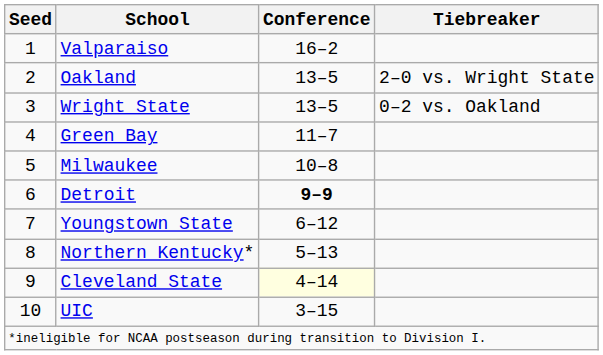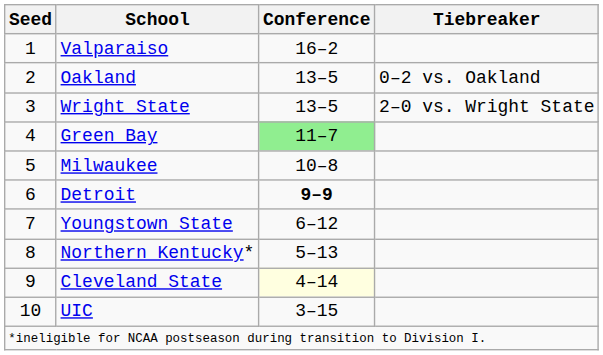(487, 78) 2–0 vs. Wright State -> (460, 78) 0–2 vs. Oakland
(460, 107) 0–2 vs. Oakland -> (487, 107) 2–0 vs. Wright State
(317, 136) no background -> (317, 136) lightgreen background
